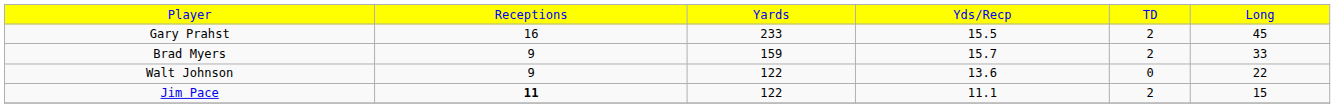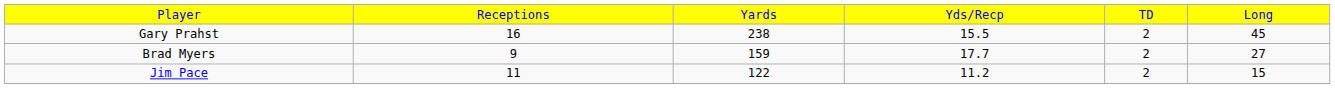(771, 34) 233 -> (759, 34) 238
(982, 54) 15.7 -> (975, 54) 17.7
(1260, 54) 33 -> (1258, 54) 27
- row: (190, 73)
(531, 93) bold -> (513, 73) normal
(982, 93) 11.1 -> (975, 73) 11.2
